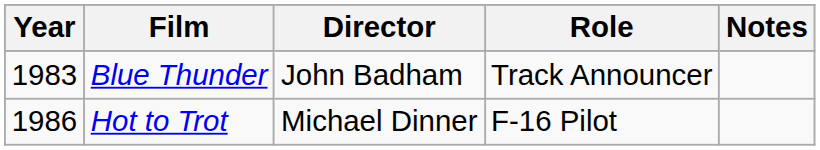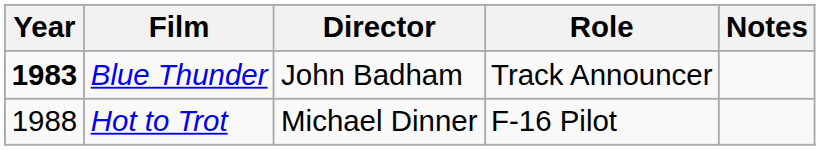(44, 74) normal -> (44, 74) bold
(44, 121) 1986 -> (44, 121) 1988
